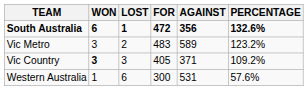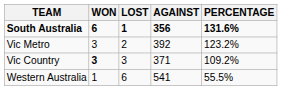- column: (164, 12)
(248, 28) 132.6% -> (221, 28) 131.6%
(188, 45) 589 -> (162, 45) 392
(188, 77) 531 -> (162, 77) 541
(245, 77) 57.6% -> (219, 77) 55.5%
